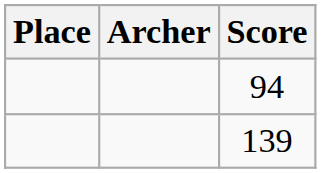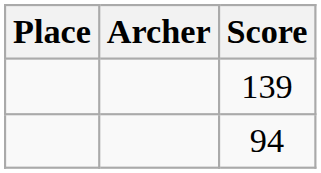rows swapped: (267, 140) <-> (267, 85)
